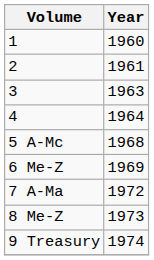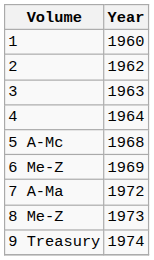(126, 67) 1961 -> (126, 67) 1962
